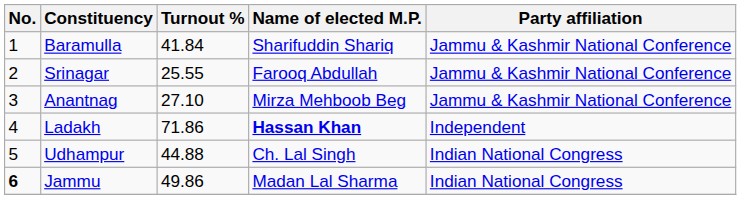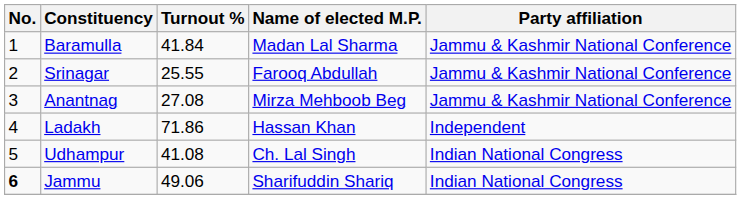(323, 46) Sharifuddin Shariq -> (325, 46) Madan Lal Sharma
(182, 100) 27.10 -> (182, 100) 27.08
(307, 127) bold -> (304, 127) normal
(182, 154) 44.88 -> (182, 154) 41.08
(182, 181) 49.86 -> (182, 181) 49.06
(325, 181) Madan Lal Sharma -> (323, 181) Sharifuddin Shariq
